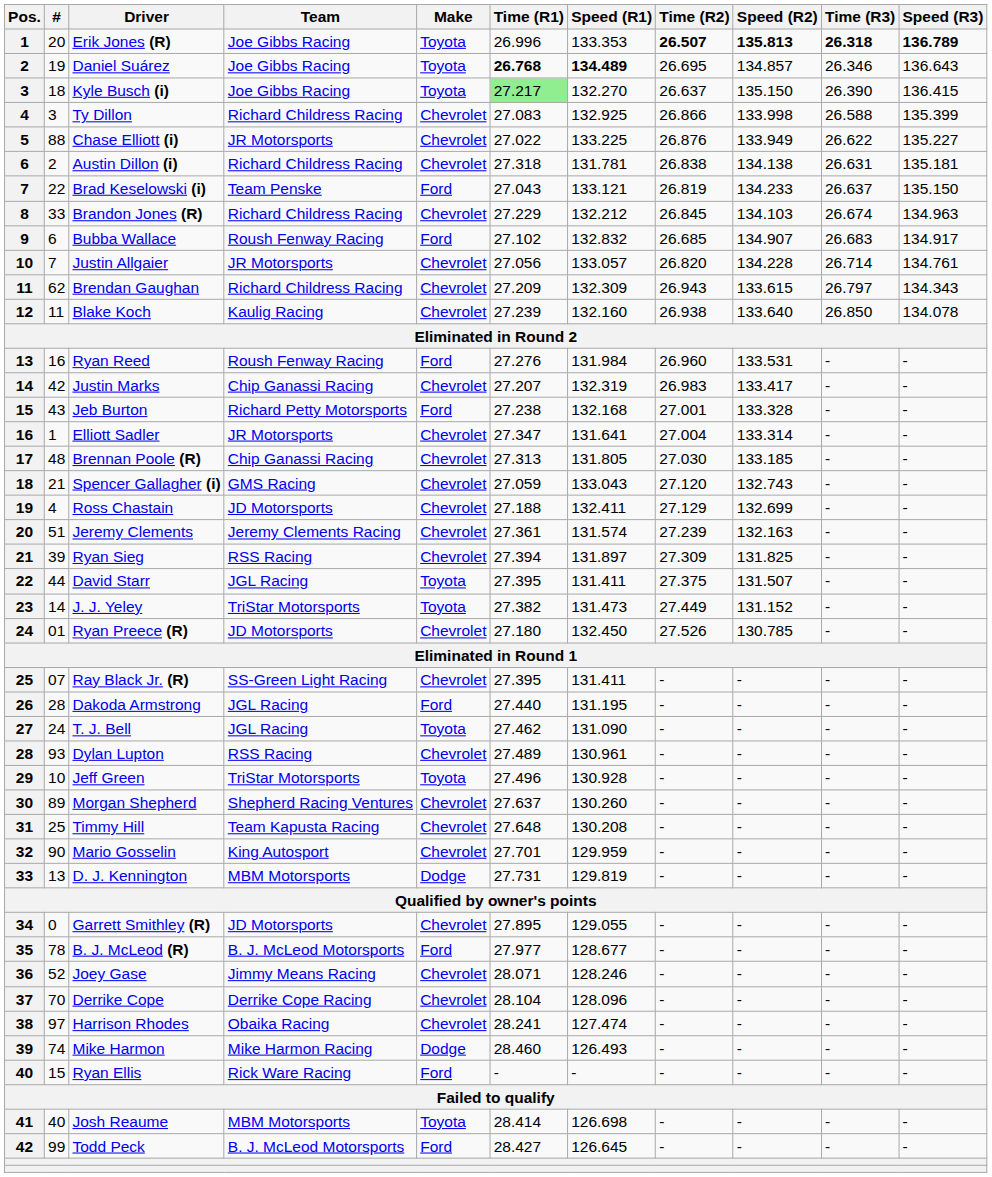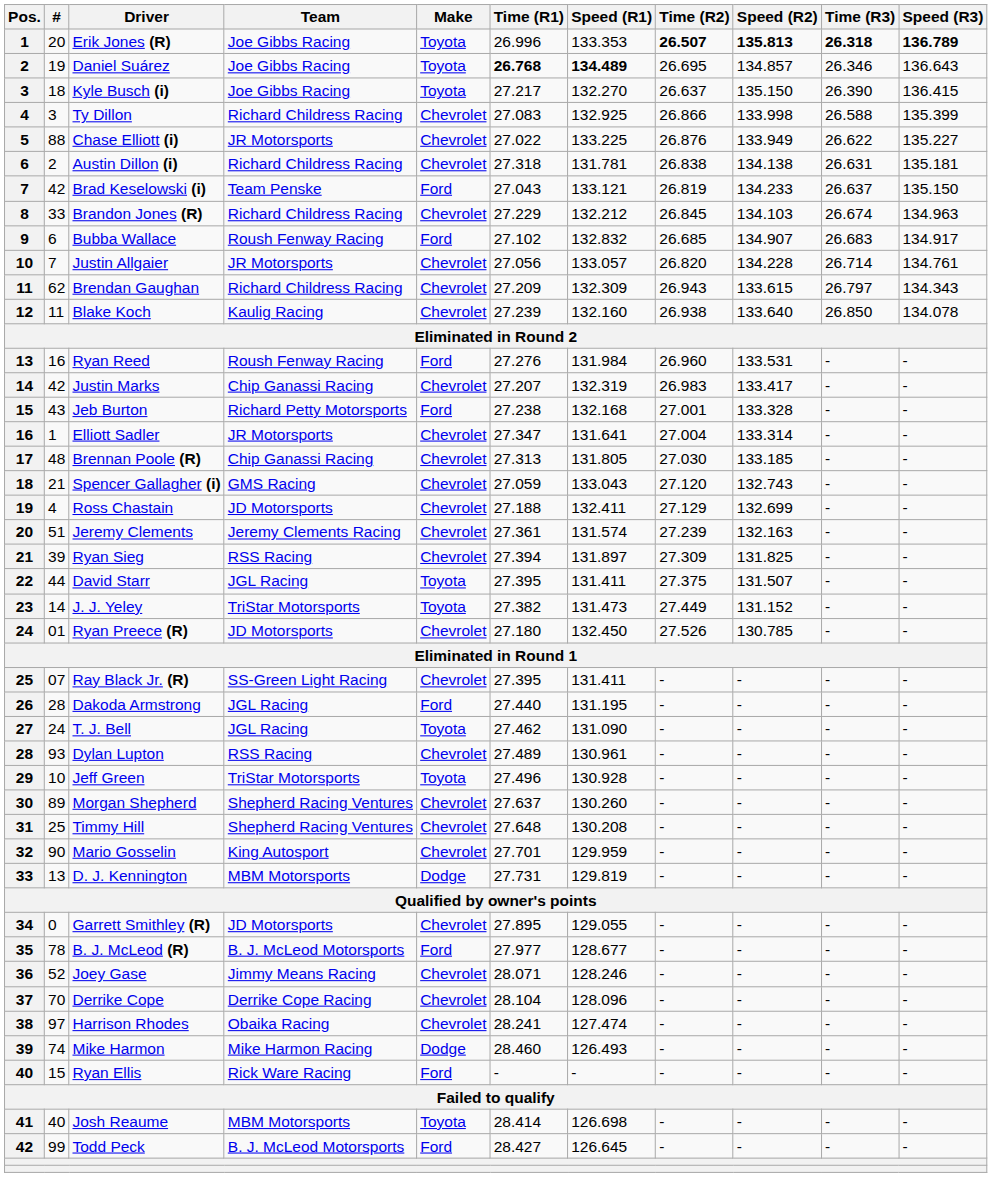(517, 91) lightgreen background -> (517, 91) no background
(57, 189) 22 -> (57, 189) 42
(304, 827) Team Kapusta Racing -> (320, 827) Shepherd Racing Ventures
